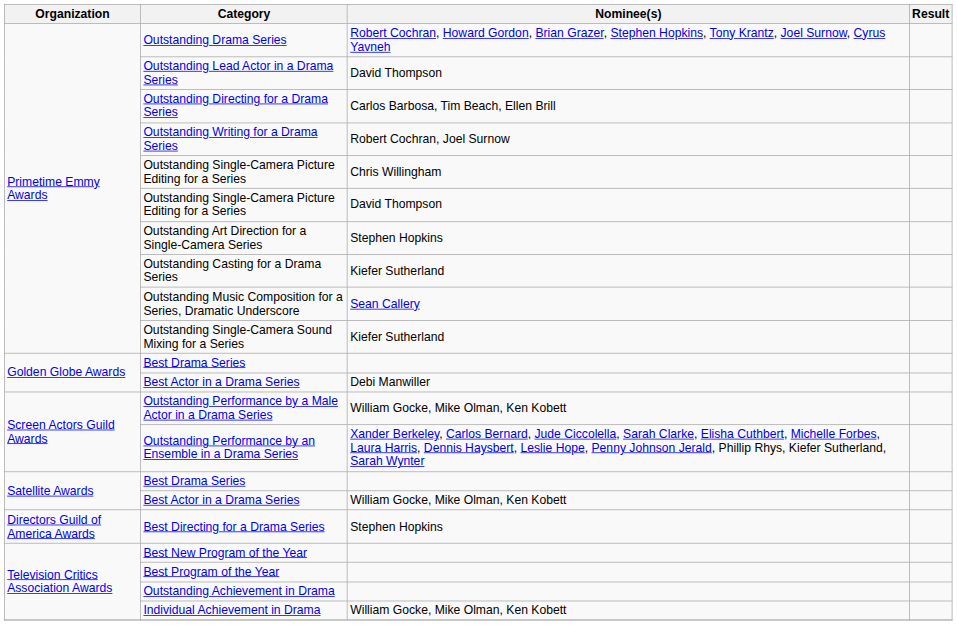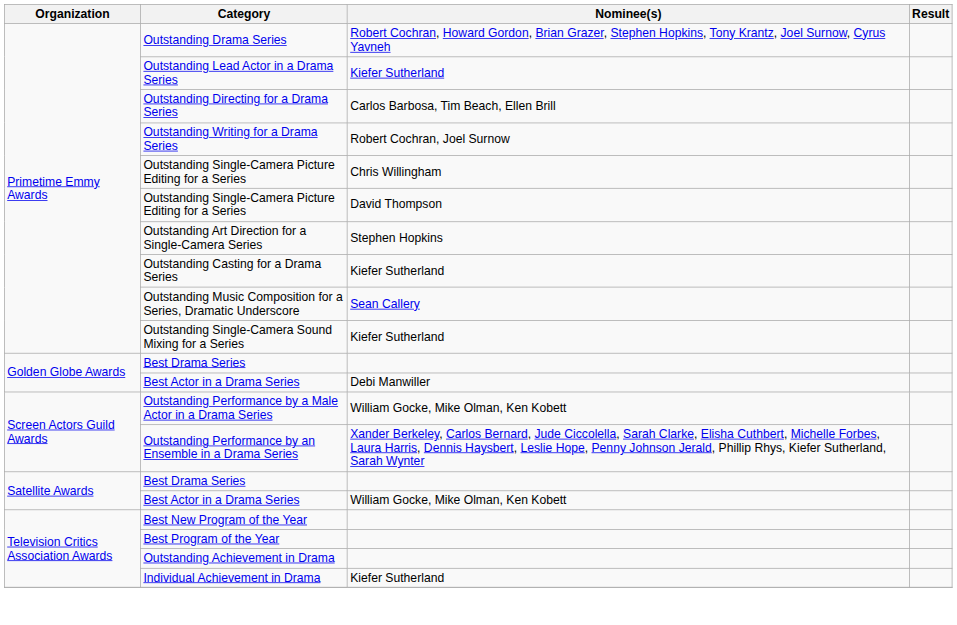(396, 73) David Thompson -> (397, 73) Kiefer Sutherland
- row: (54, 526)
(458, 610) William Gocke, Mike Olman, Ken Kobett -> (397, 577) Kiefer Sutherland
